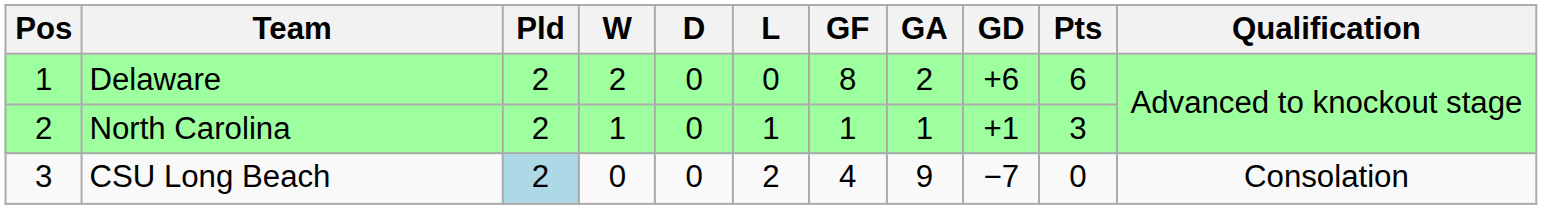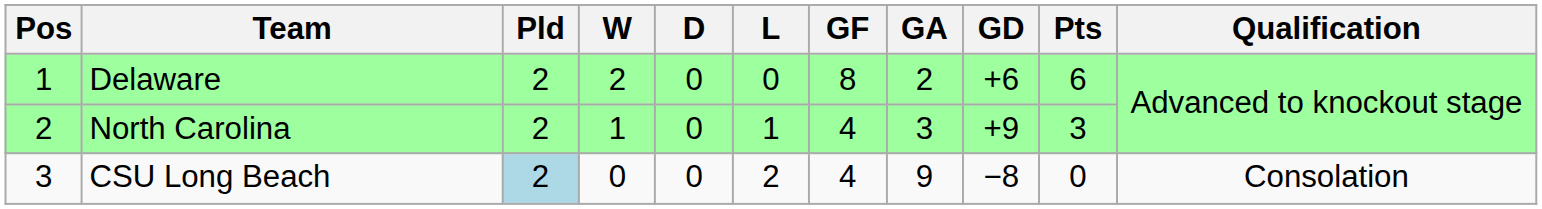(848, 128) 1 -> (848, 128) 4
(924, 128) 1 -> (924, 128) 3
(1001, 128) +1 -> (1001, 128) +9
(1001, 177) −7 -> (1001, 177) −8
